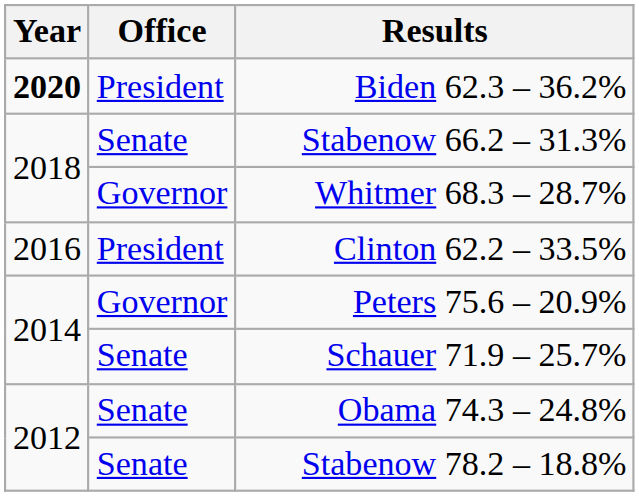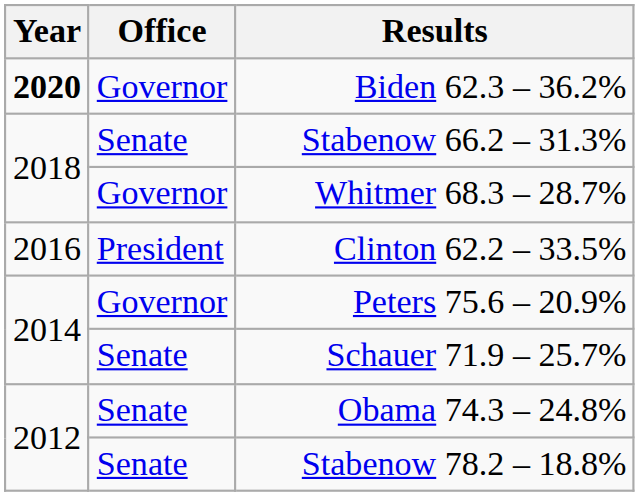(160, 85) President -> (162, 85) Governor
